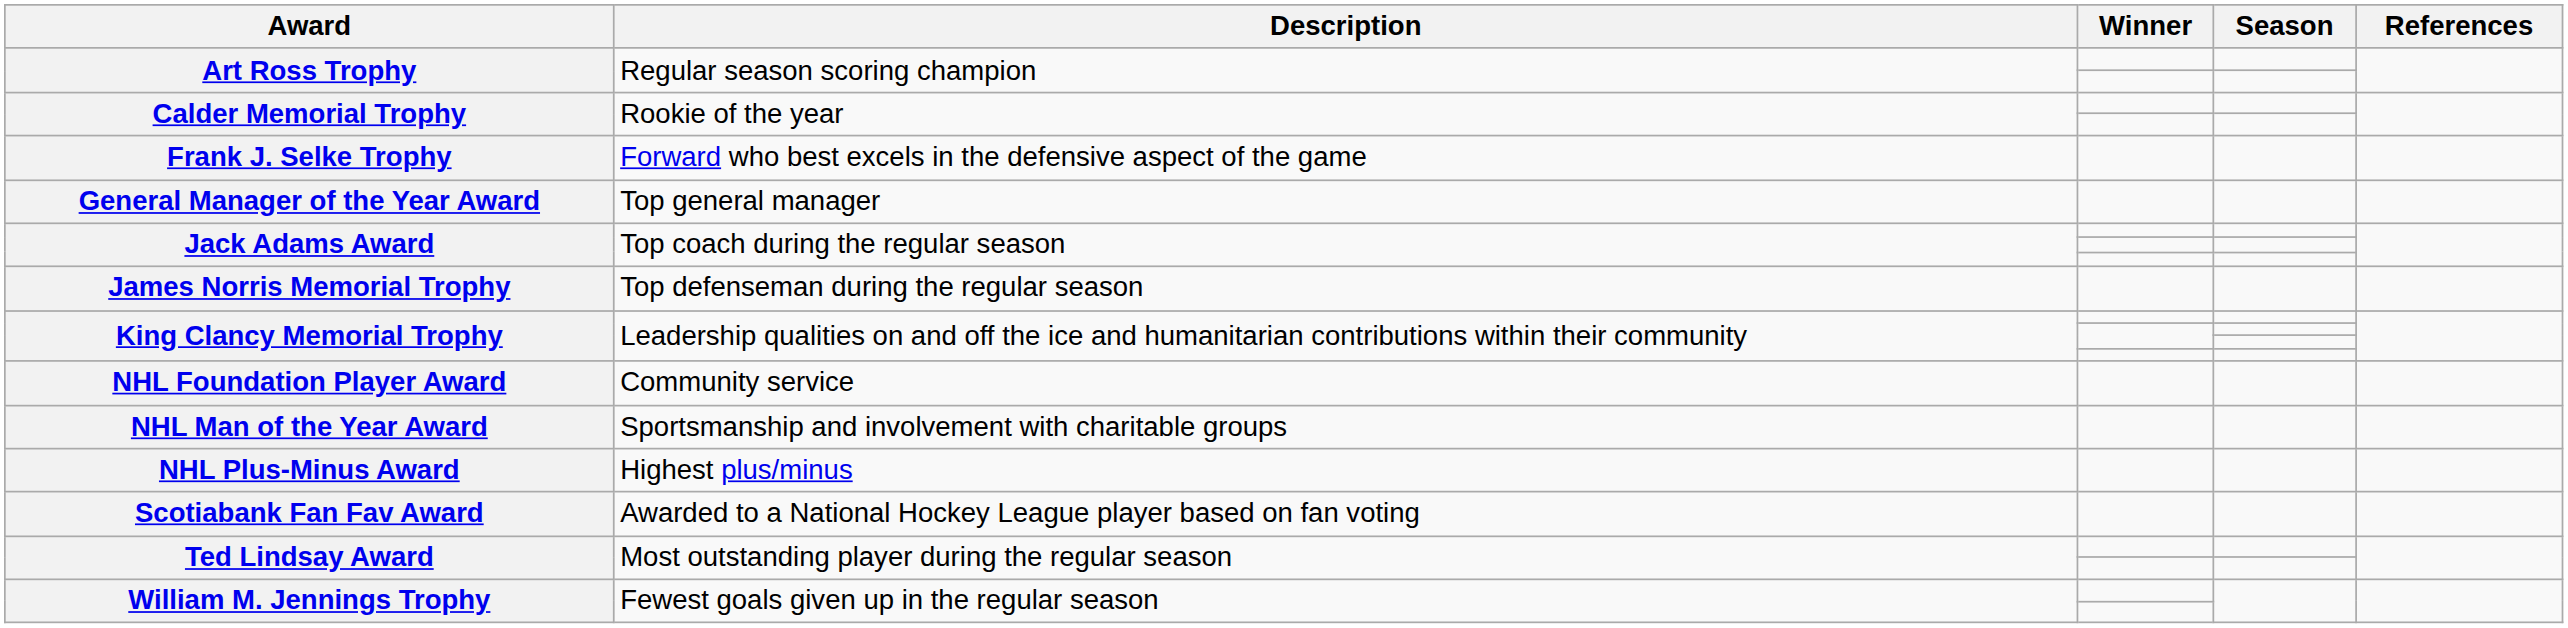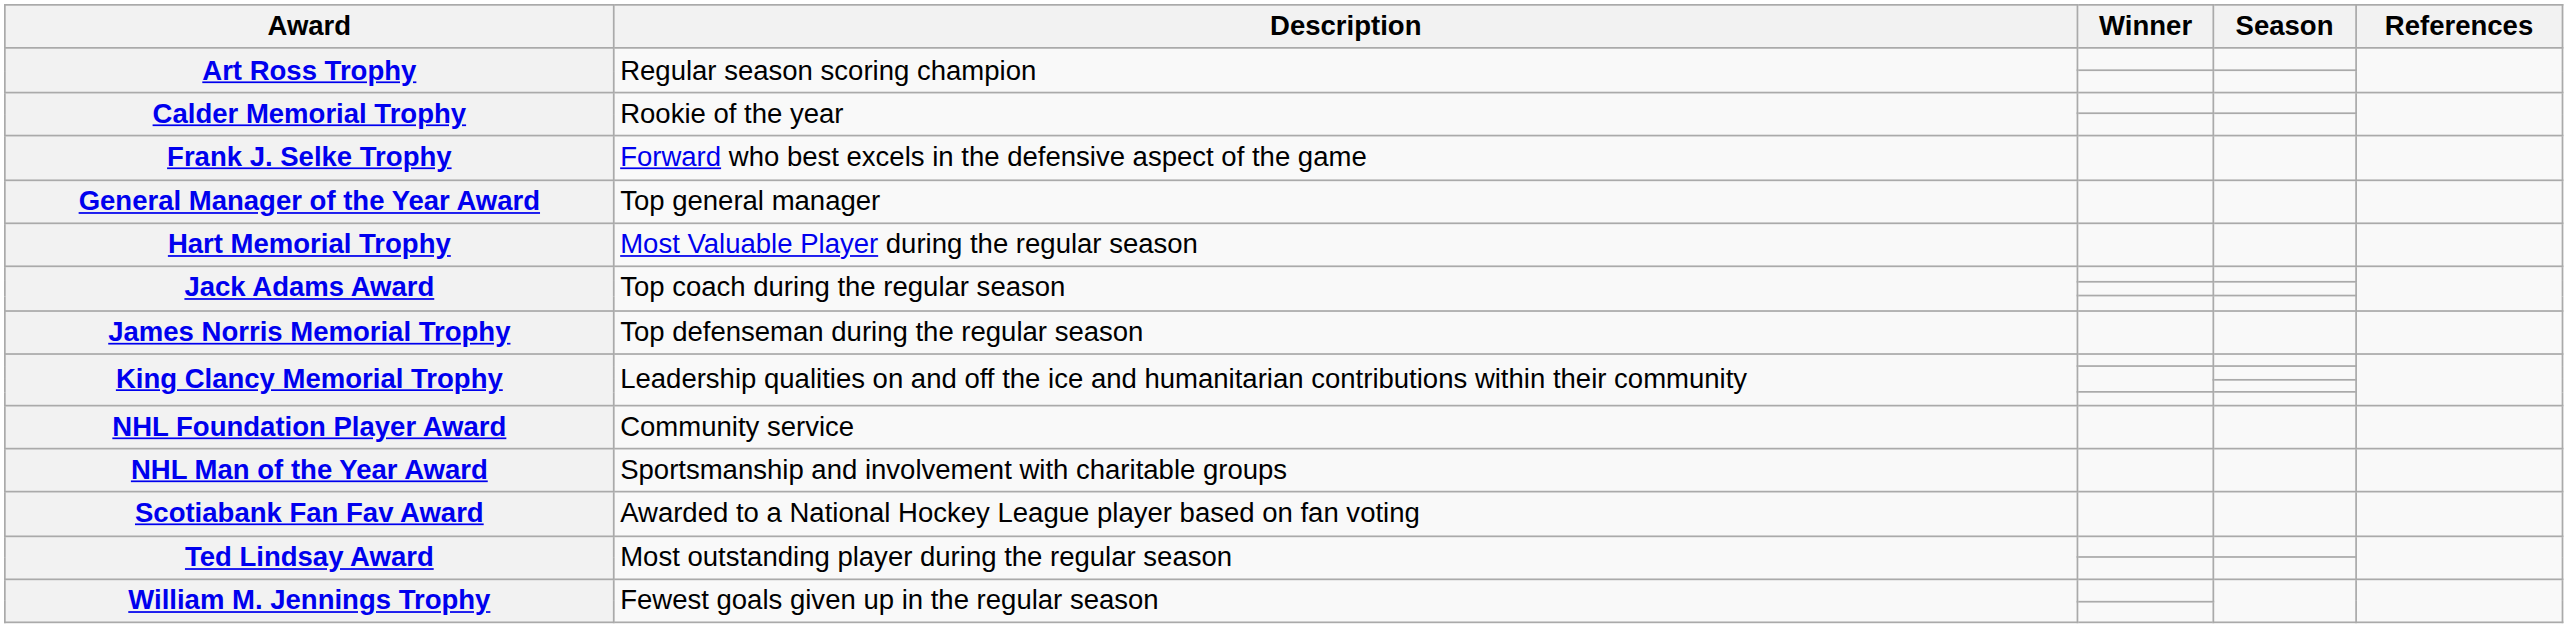+ row: (309, 244)
- row: (309, 469)
